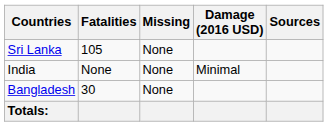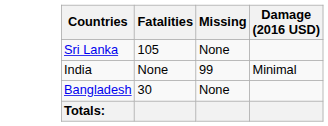- column: (295, 22)
(158, 70) None -> (206, 70) 99
